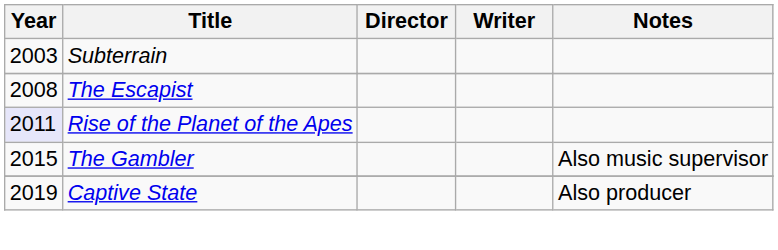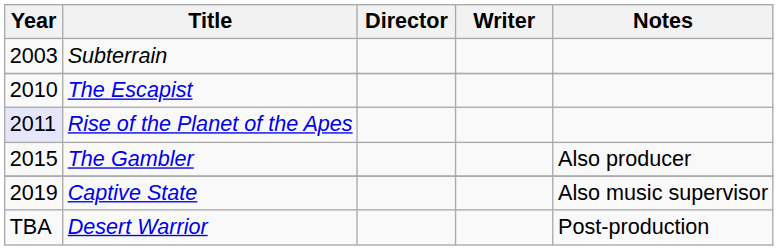(34, 90) 2008 -> (34, 90) 2010
(663, 158) Also music supervisor -> (625, 158) Also producer
(625, 192) Also producer -> (663, 192) Also music supervisor
+ row: (138, 227)
